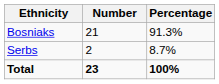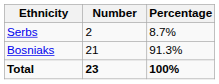rows swapped: (31, 32) <-> (22, 50)
